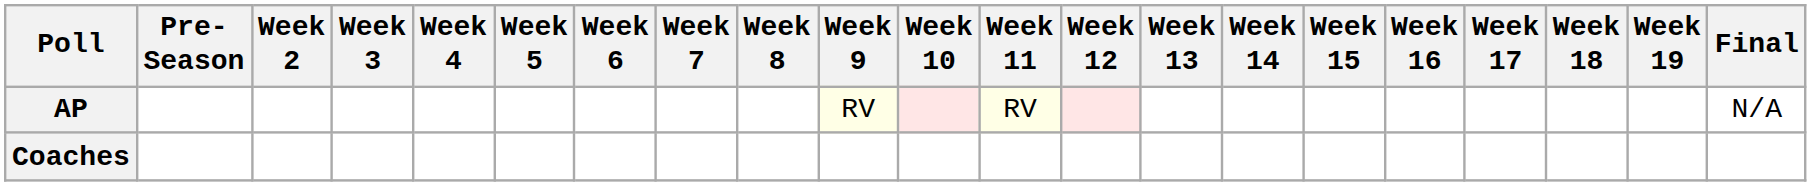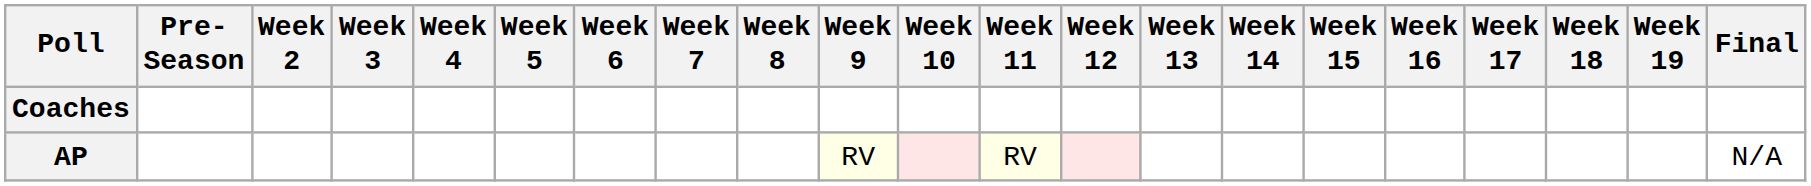rows swapped: (71, 109) <-> (71, 156)
